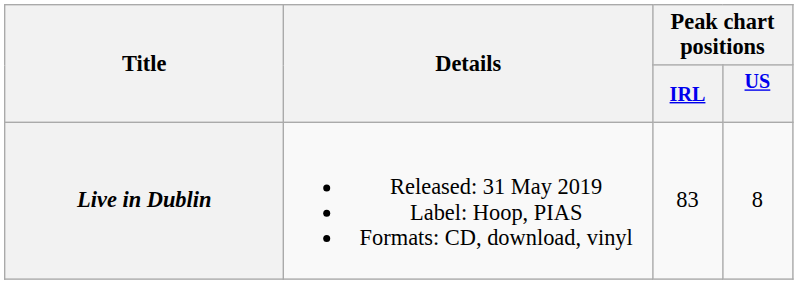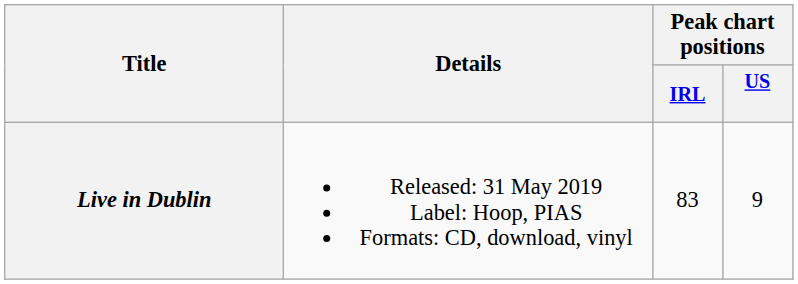(757, 200) 8 -> (757, 200) 9
